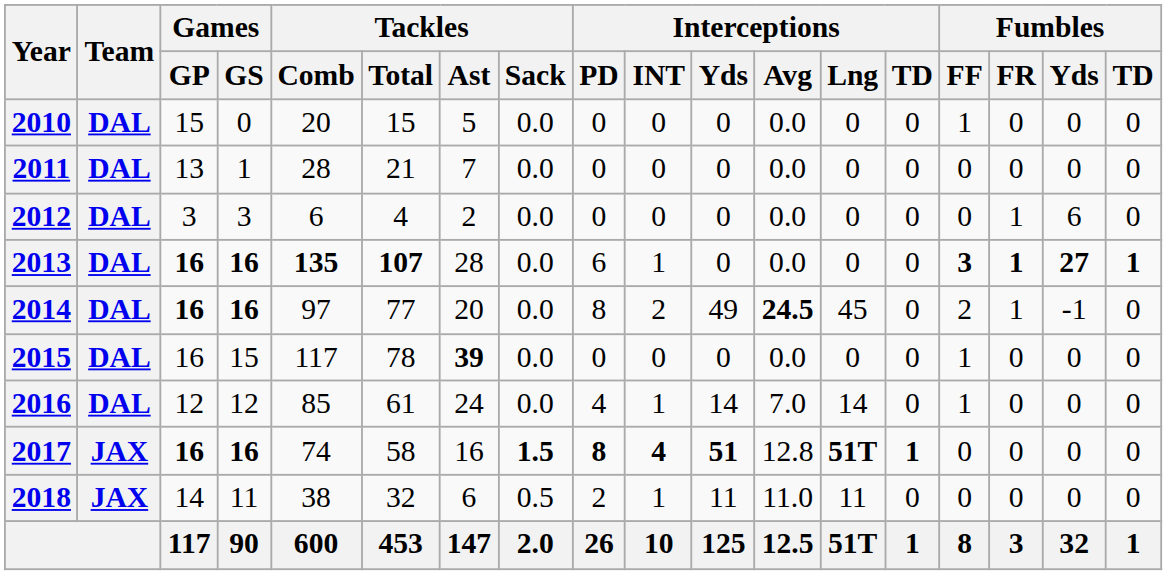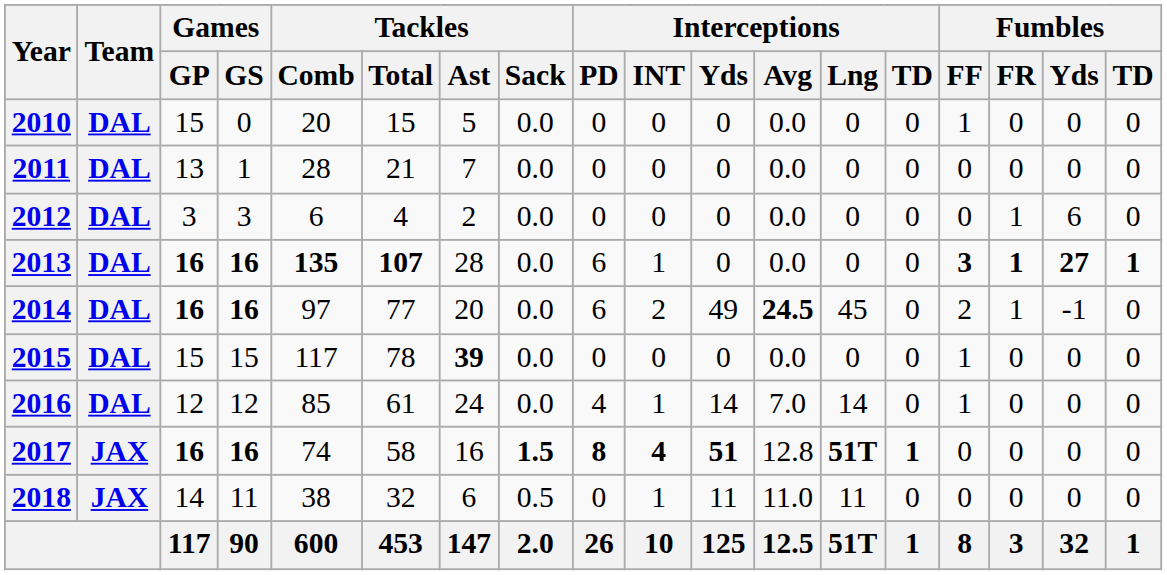(599, 309) 8 -> (599, 309) 6
(189, 356) 16 -> (189, 356) 15
(599, 497) 2 -> (599, 497) 0
